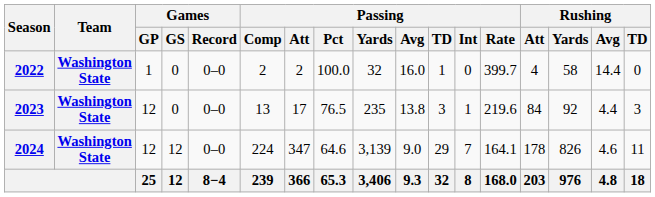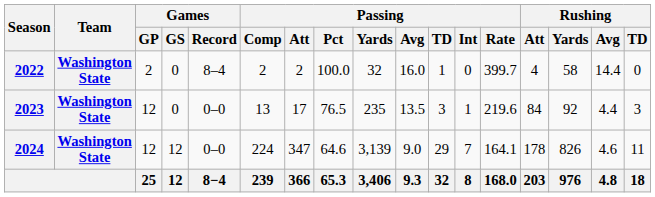(149, 70) 1 -> (149, 70) 2
(214, 70) 0–0 -> (214, 70) 8–4
(412, 109) 13.8 -> (412, 109) 13.5
